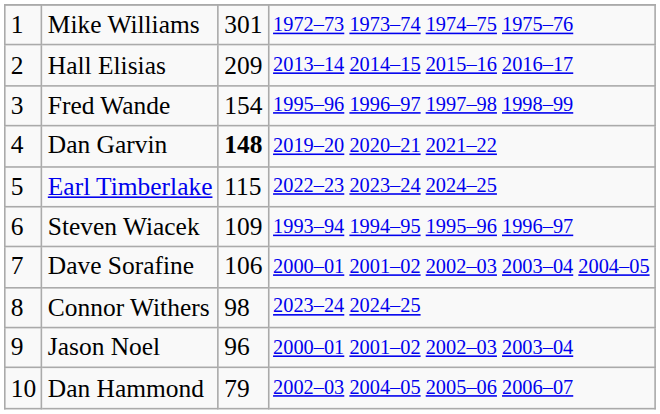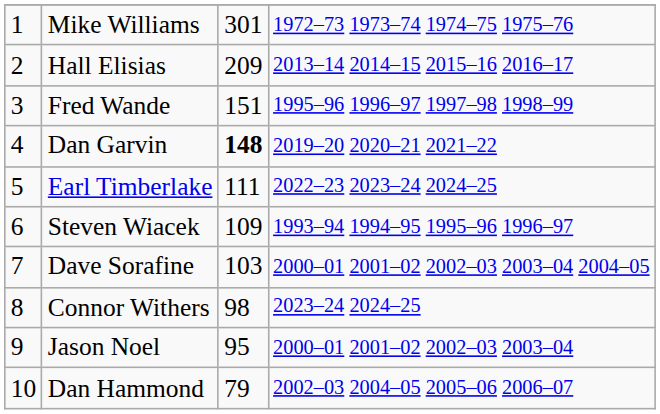(243, 105) 154 -> (243, 105) 151
(243, 186) 115 -> (242, 186) 111
(243, 266) 106 -> (243, 266) 103
(237, 347) 96 -> (237, 347) 95
